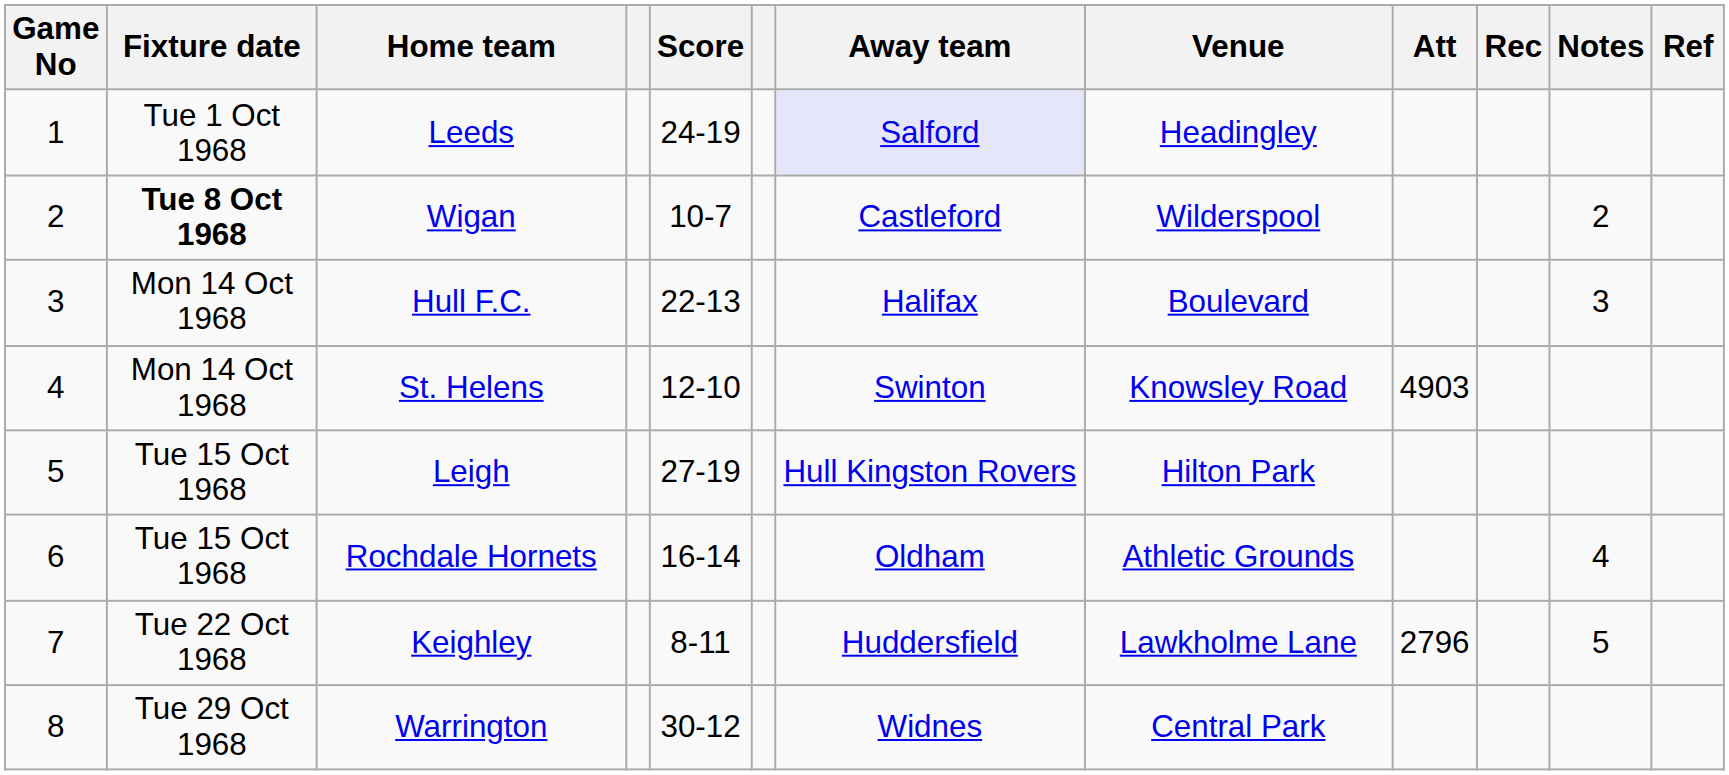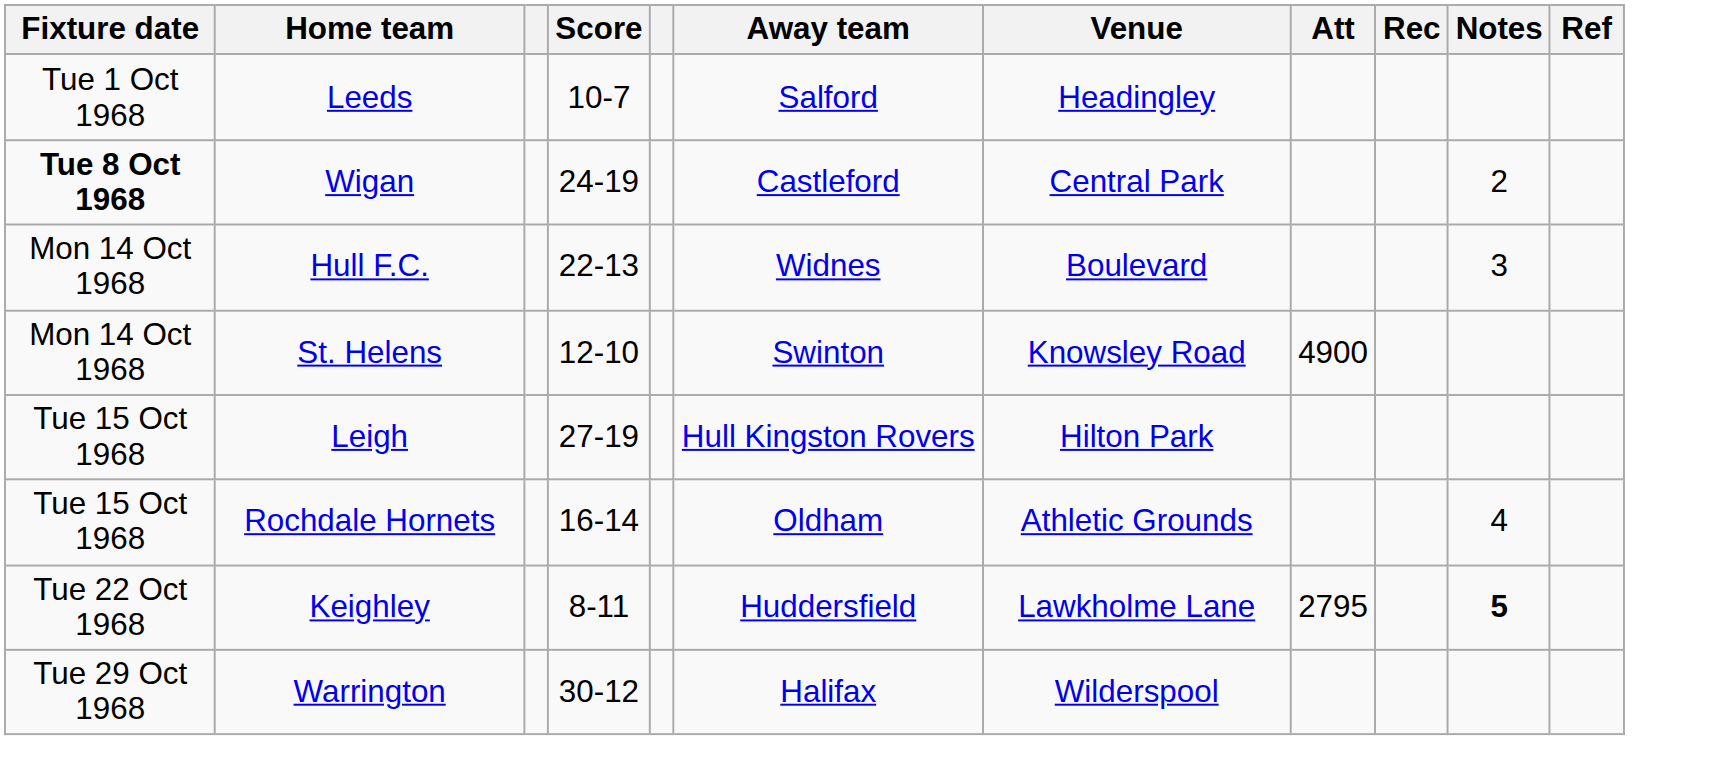- column: (56, 47)
(701, 132) 24-19 -> (599, 96) 10-7
(930, 132) lavender background -> (828, 96) no background
(701, 217) 10-7 -> (599, 181) 24-19
(1238, 217) Wilderspool -> (1137, 181) Central Park
(930, 302) Halifax -> (828, 266) Widnes
(1435, 387) 4903 -> (1333, 351) 4900
(1435, 642) 2796 -> (1333, 606) 2795
(1601, 642) normal -> (1499, 606) bold
(930, 727) Widnes -> (828, 691) Halifax
(1238, 727) Central Park -> (1137, 691) Wilderspool
